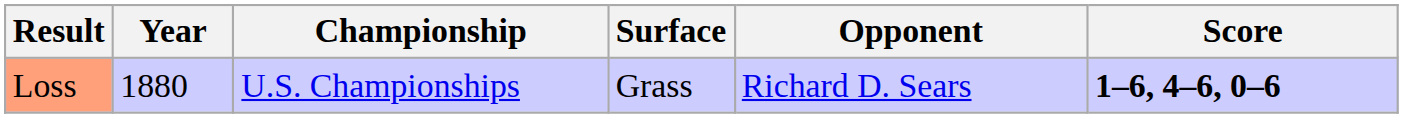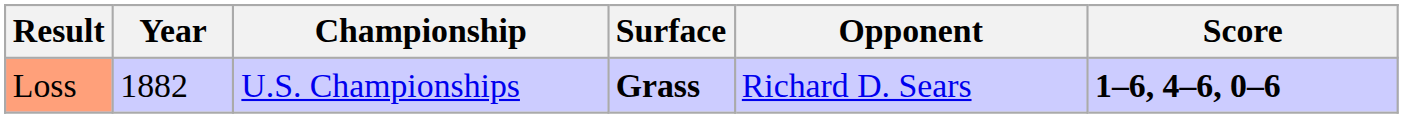(154, 84) 1880 -> (154, 84) 1882
(654, 84) normal -> (658, 84) bold
